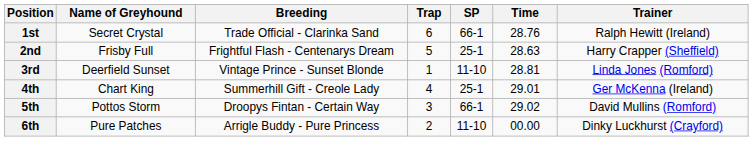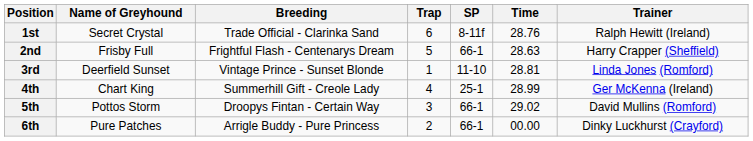(472, 32) 66-1 -> (472, 32) 8-11f
(472, 51) 25-1 -> (472, 51) 66-1
(525, 88) 29.01 -> (525, 88) 28.99
(472, 126) 11-10 -> (472, 126) 66-1
